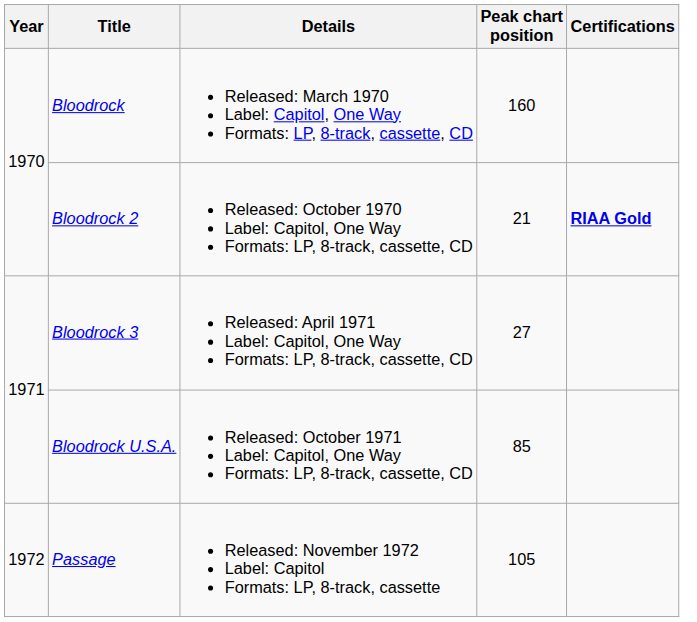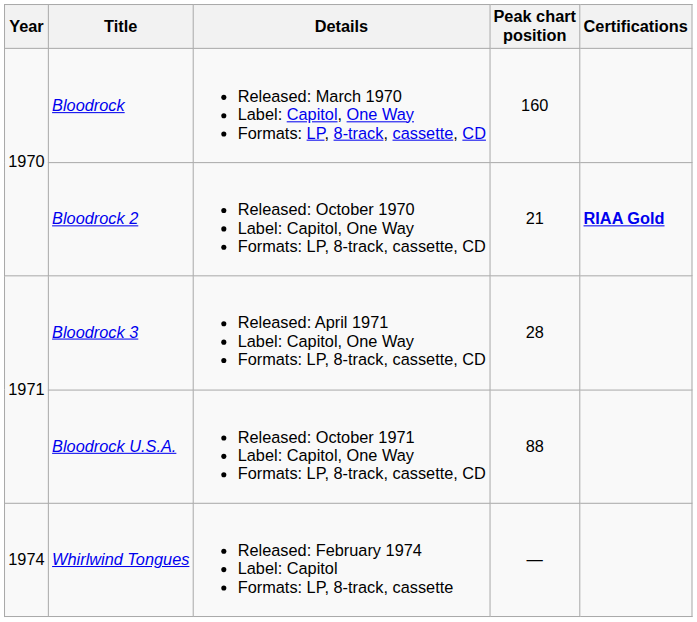(522, 332) 27 -> (535, 332) 28
(522, 446) 85 -> (535, 446) 88
- row: (84, 559)
+ row: (121, 559)
